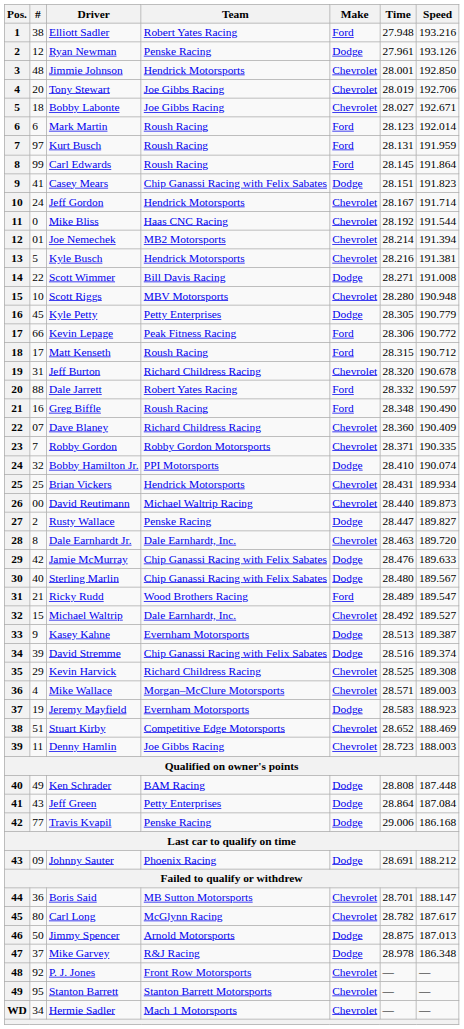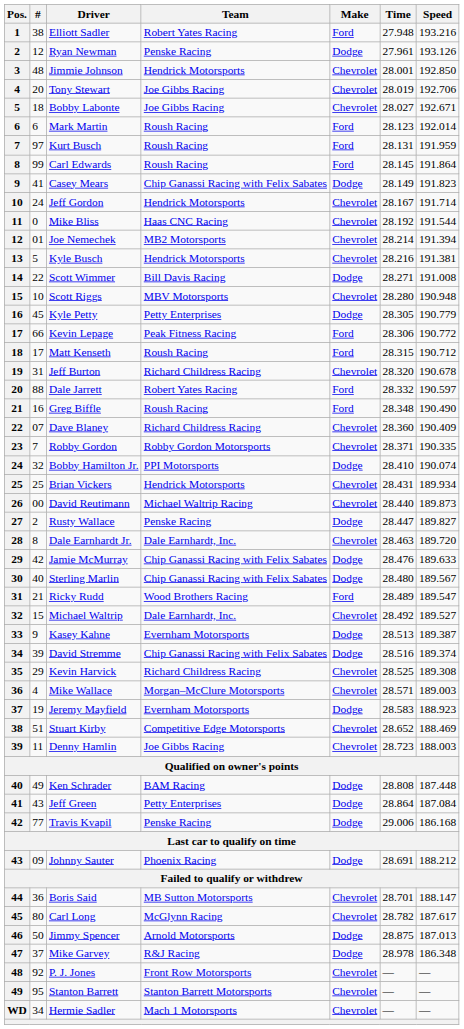(398, 183) 28.151 -> (398, 183) 28.149
